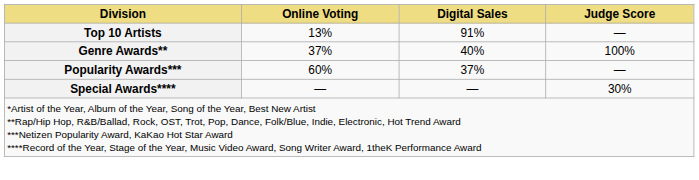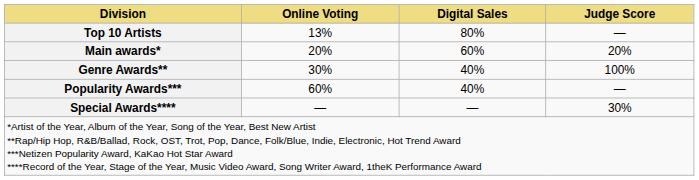(472, 33) 91% -> (472, 33) 80%
+ row: (123, 51)
(320, 51) 37% -> (320, 70) 30%
(472, 70) 37% -> (472, 89) 40%
